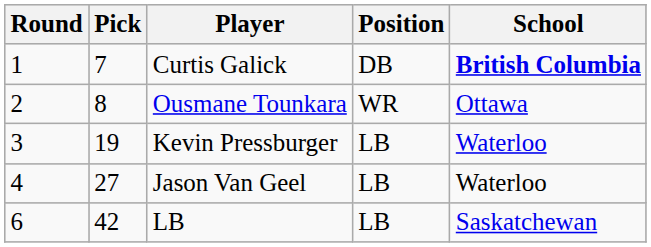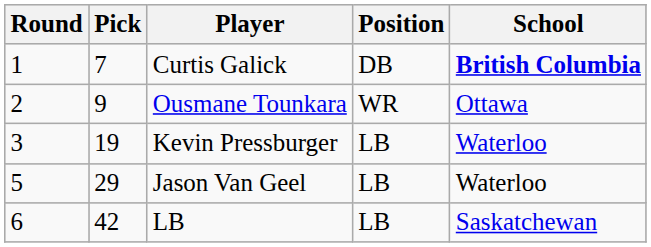(100, 103) 8 -> (100, 103) 9
(17, 182) 4 -> (17, 182) 5
(107, 182) 27 -> (107, 182) 29
